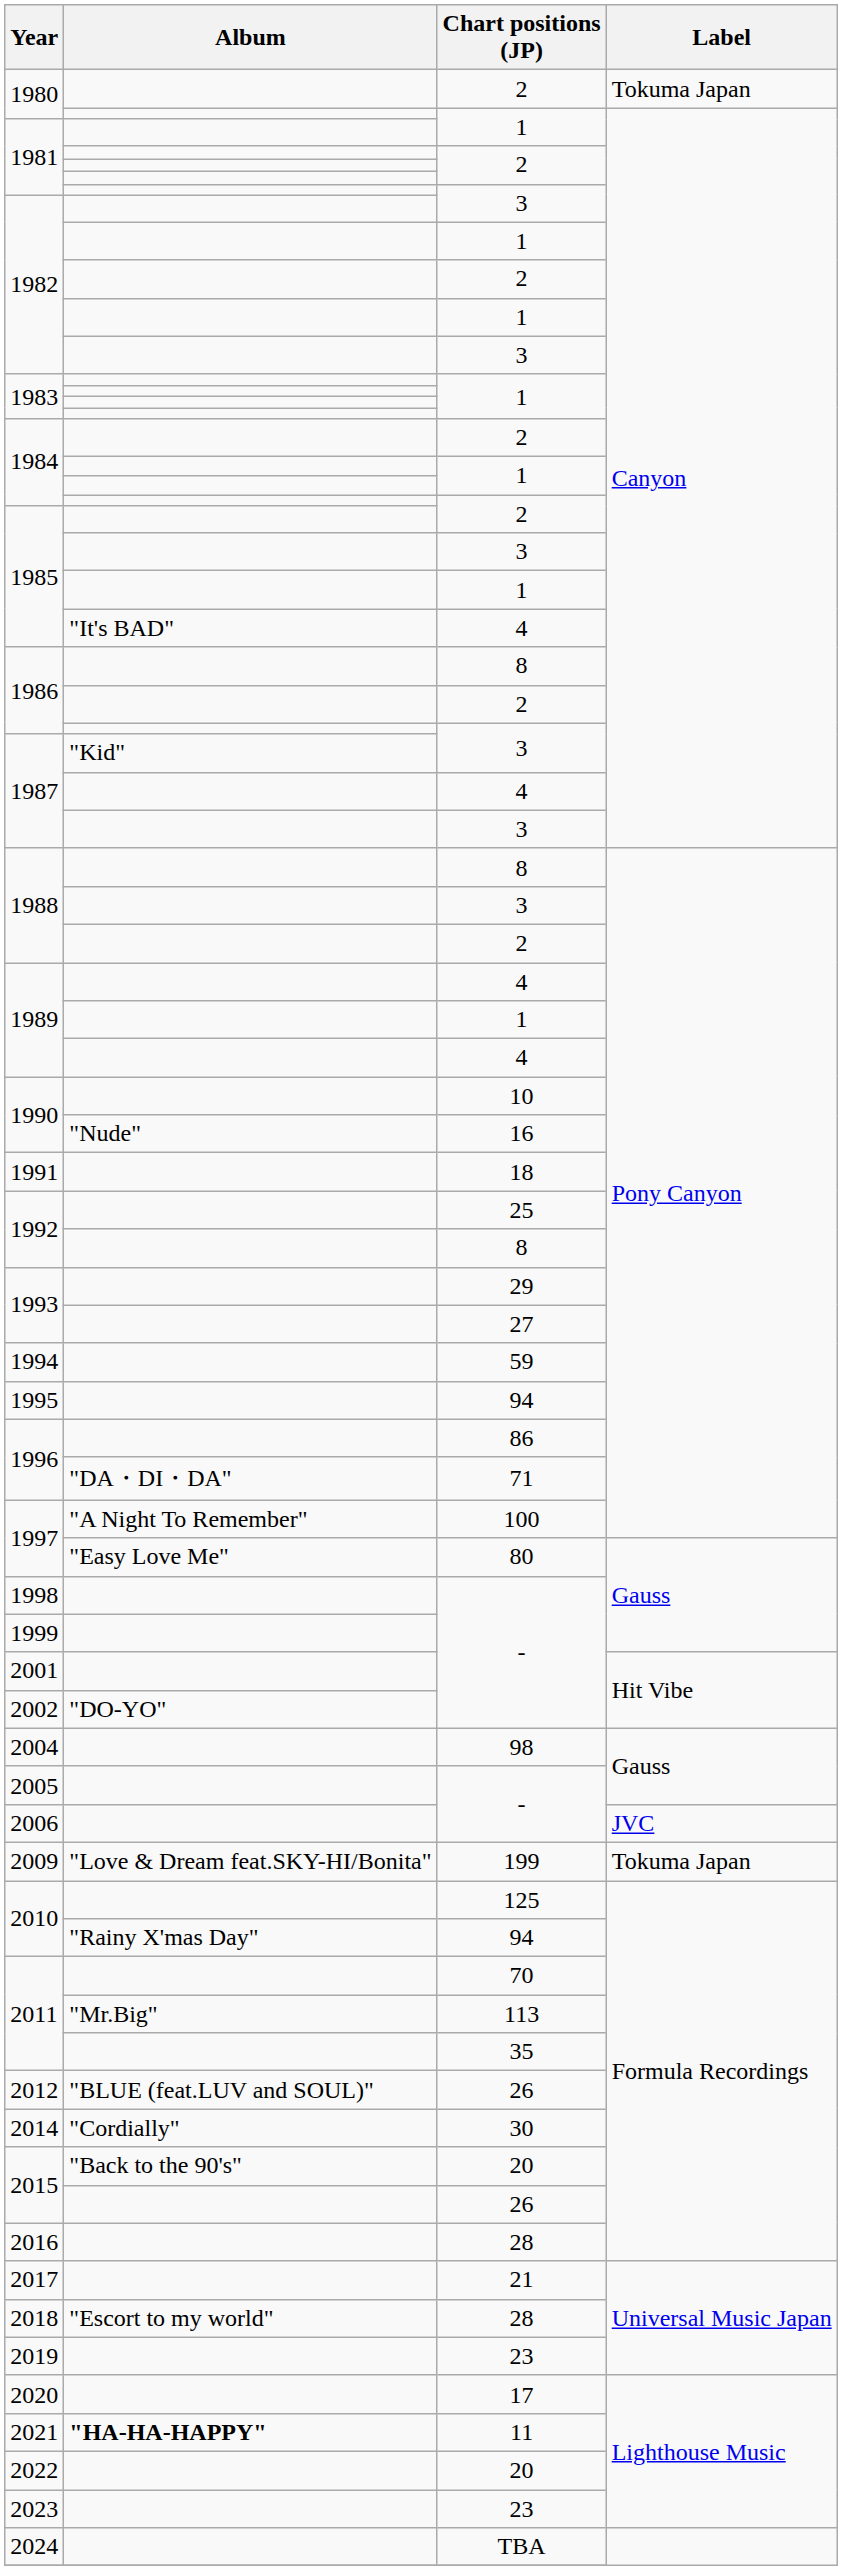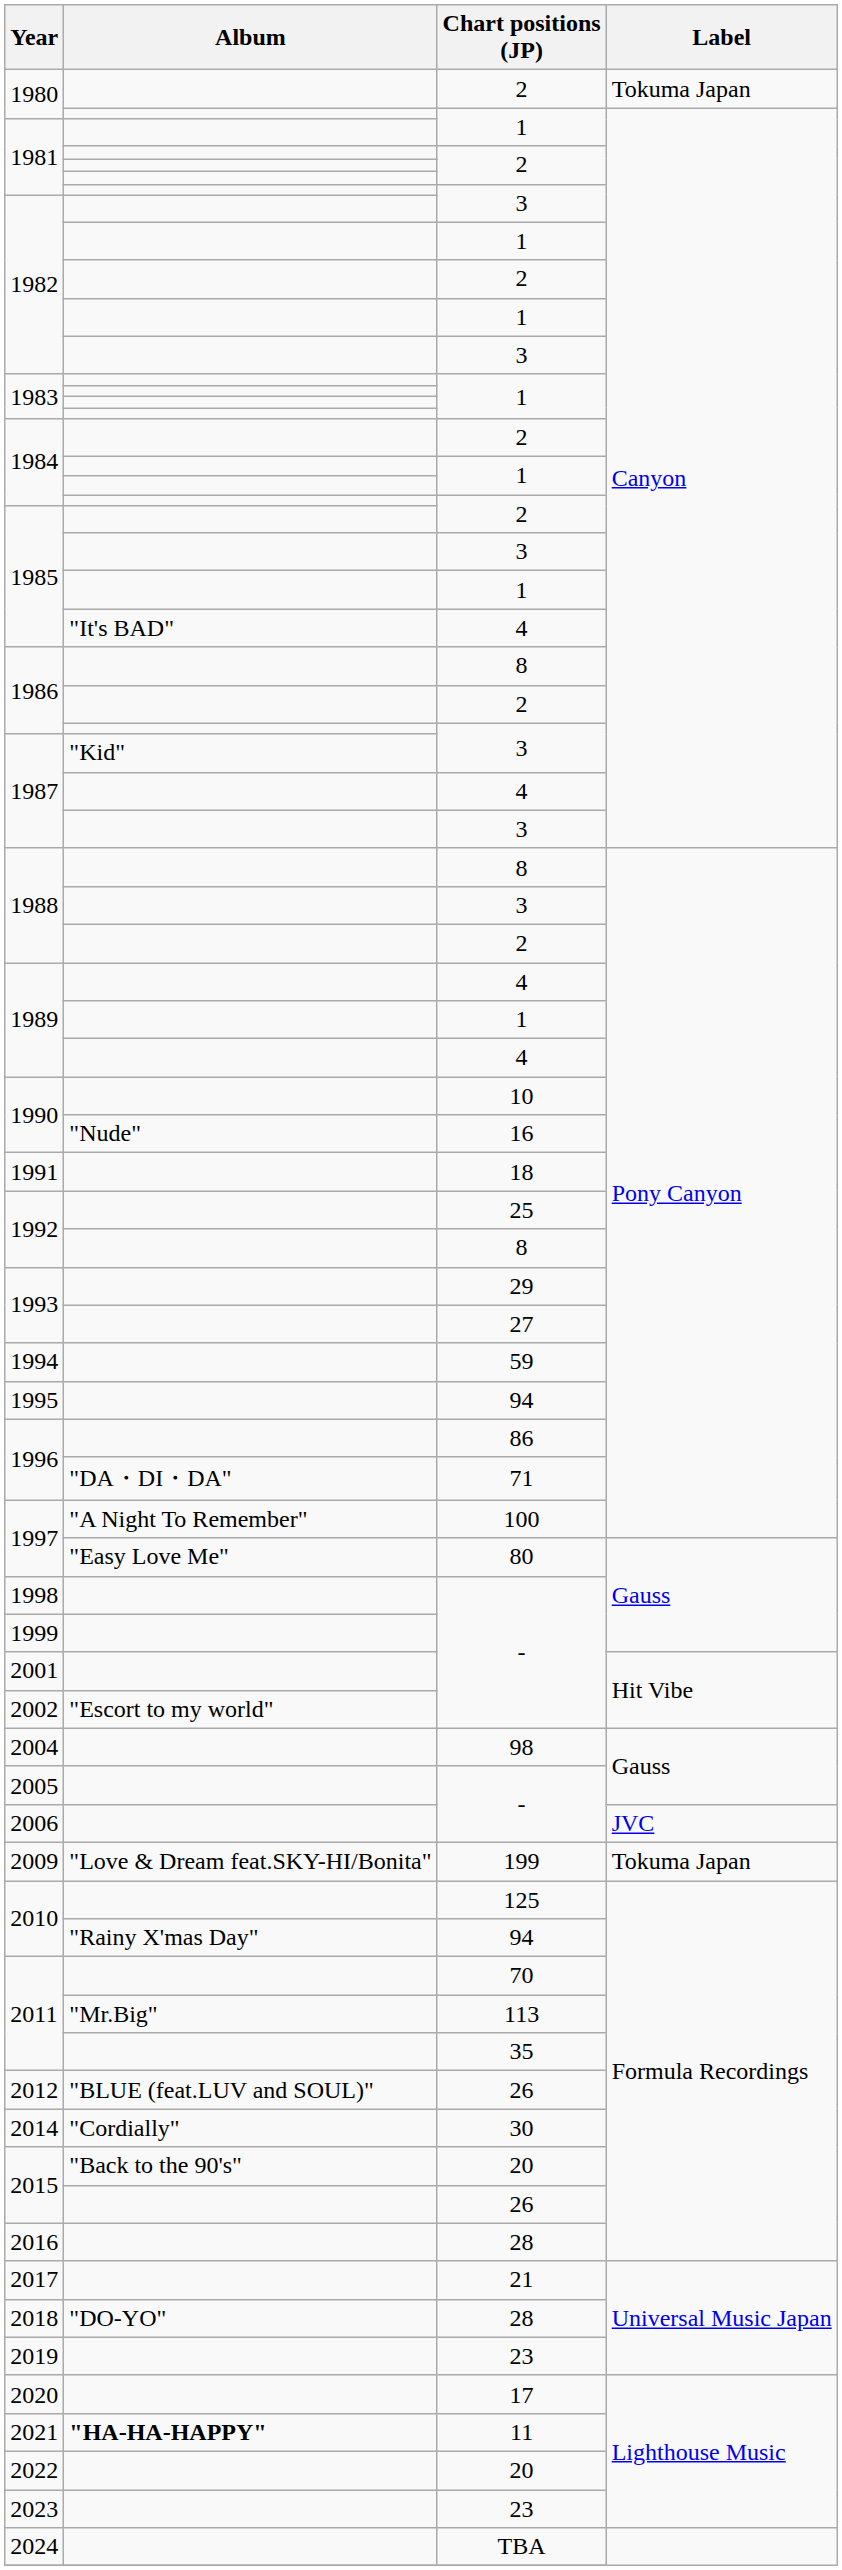(118, 1708) "DO-YO" -> (171, 1708) "Escort to my world"
(171, 2317) "Escort to my world" -> (118, 2317) "DO-YO"
